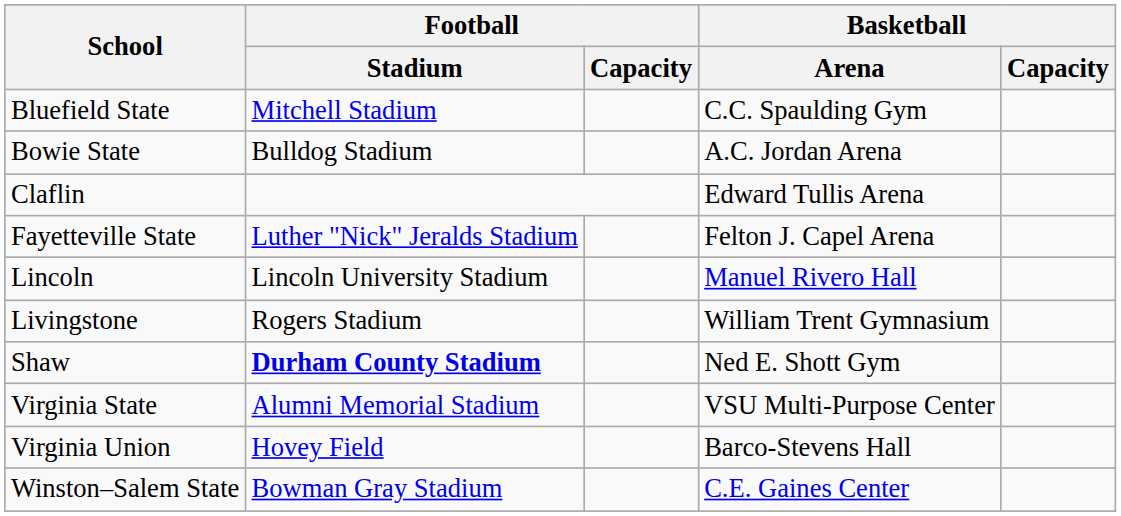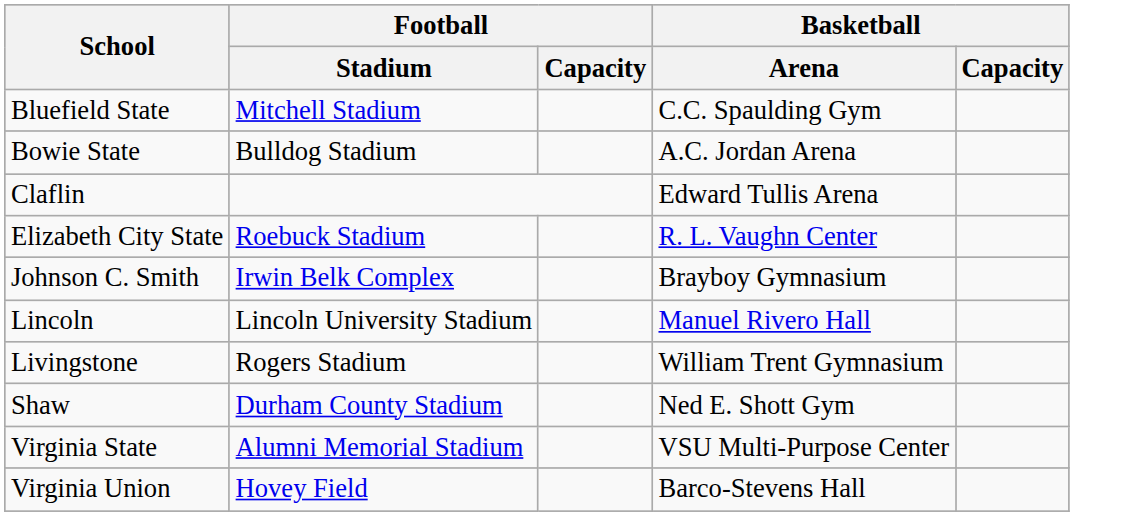+ row: (117, 236)
- row: (104, 236)
+ row: (105, 278)
(396, 362) bold -> (369, 404) normal
- row: (125, 488)
